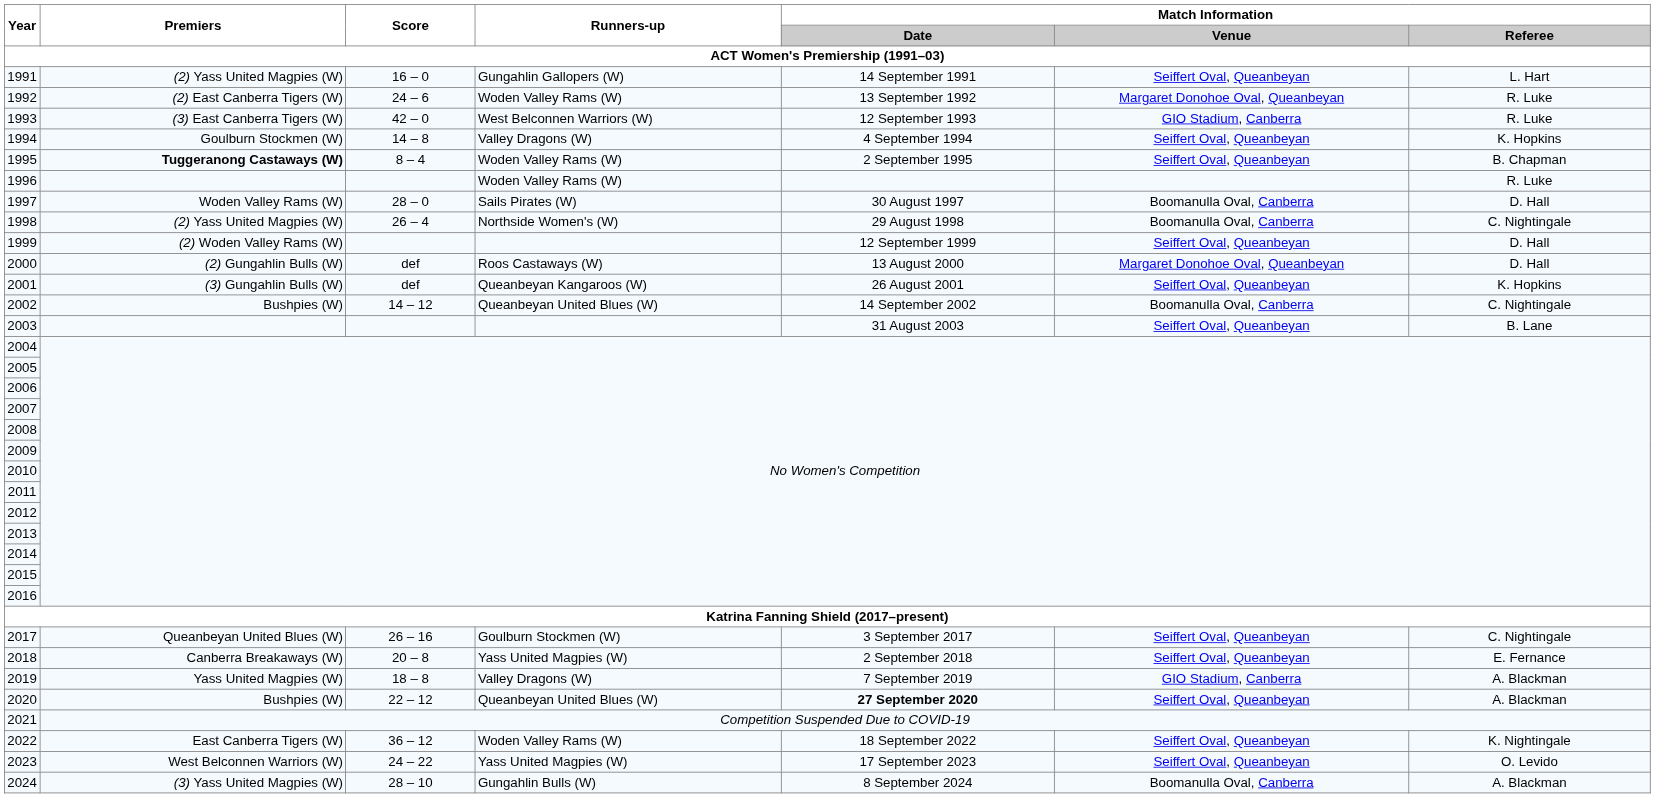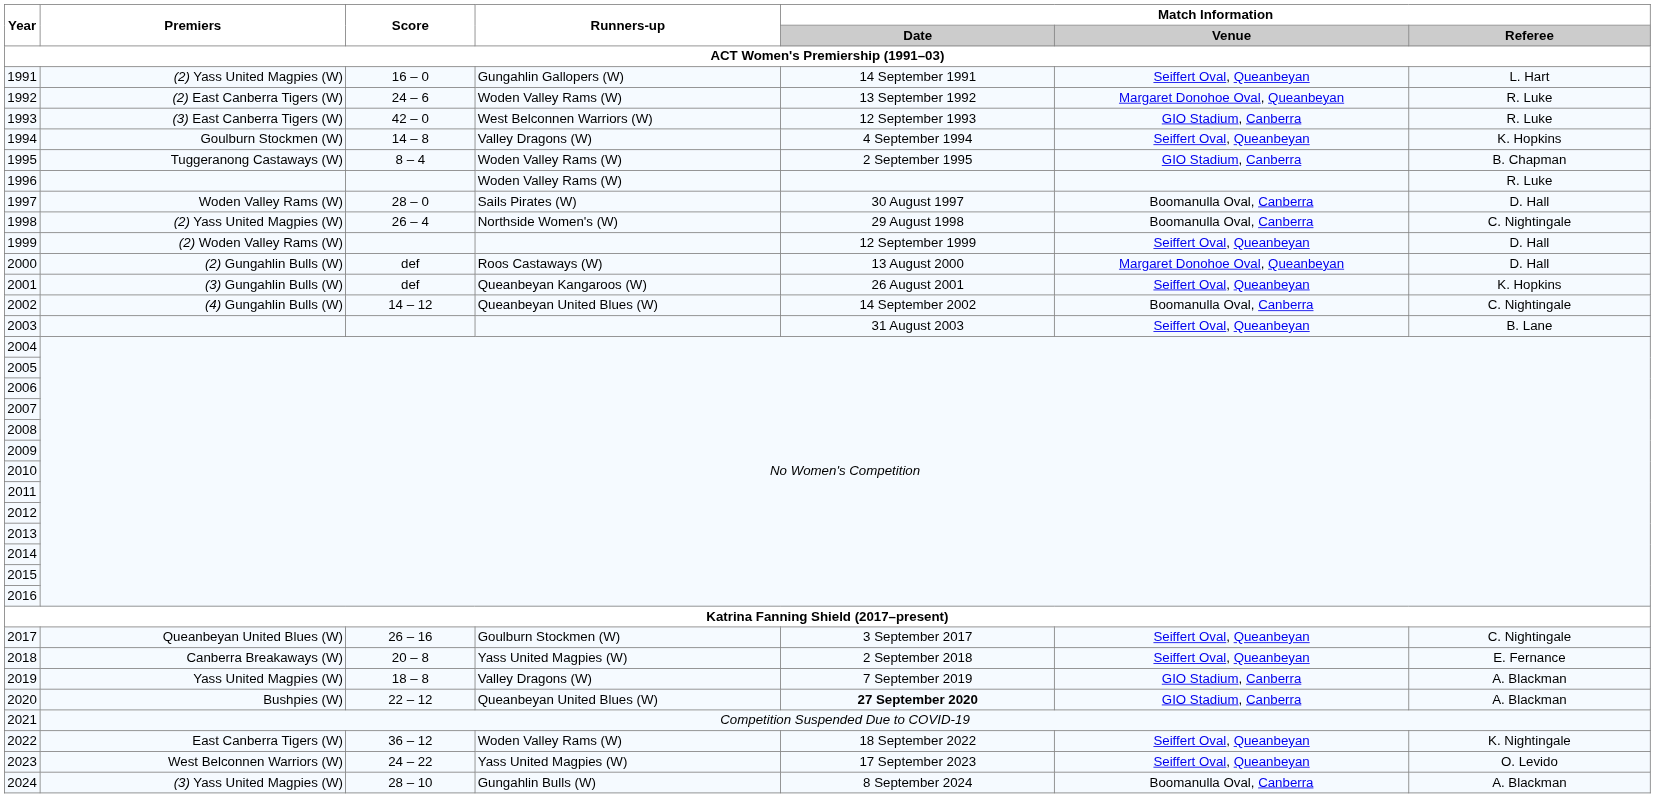(252, 160) bold -> (257, 160) normal
(1232, 160) Seiffert Oval, Queanbeyan -> (1232, 160) GIO Stadium, Canberra
(303, 305) Bushpies (W) -> (274, 305) (4) Gungahlin Bulls (W)
(1232, 699) Seiffert Oval, Queanbeyan -> (1232, 699) GIO Stadium, Canberra
